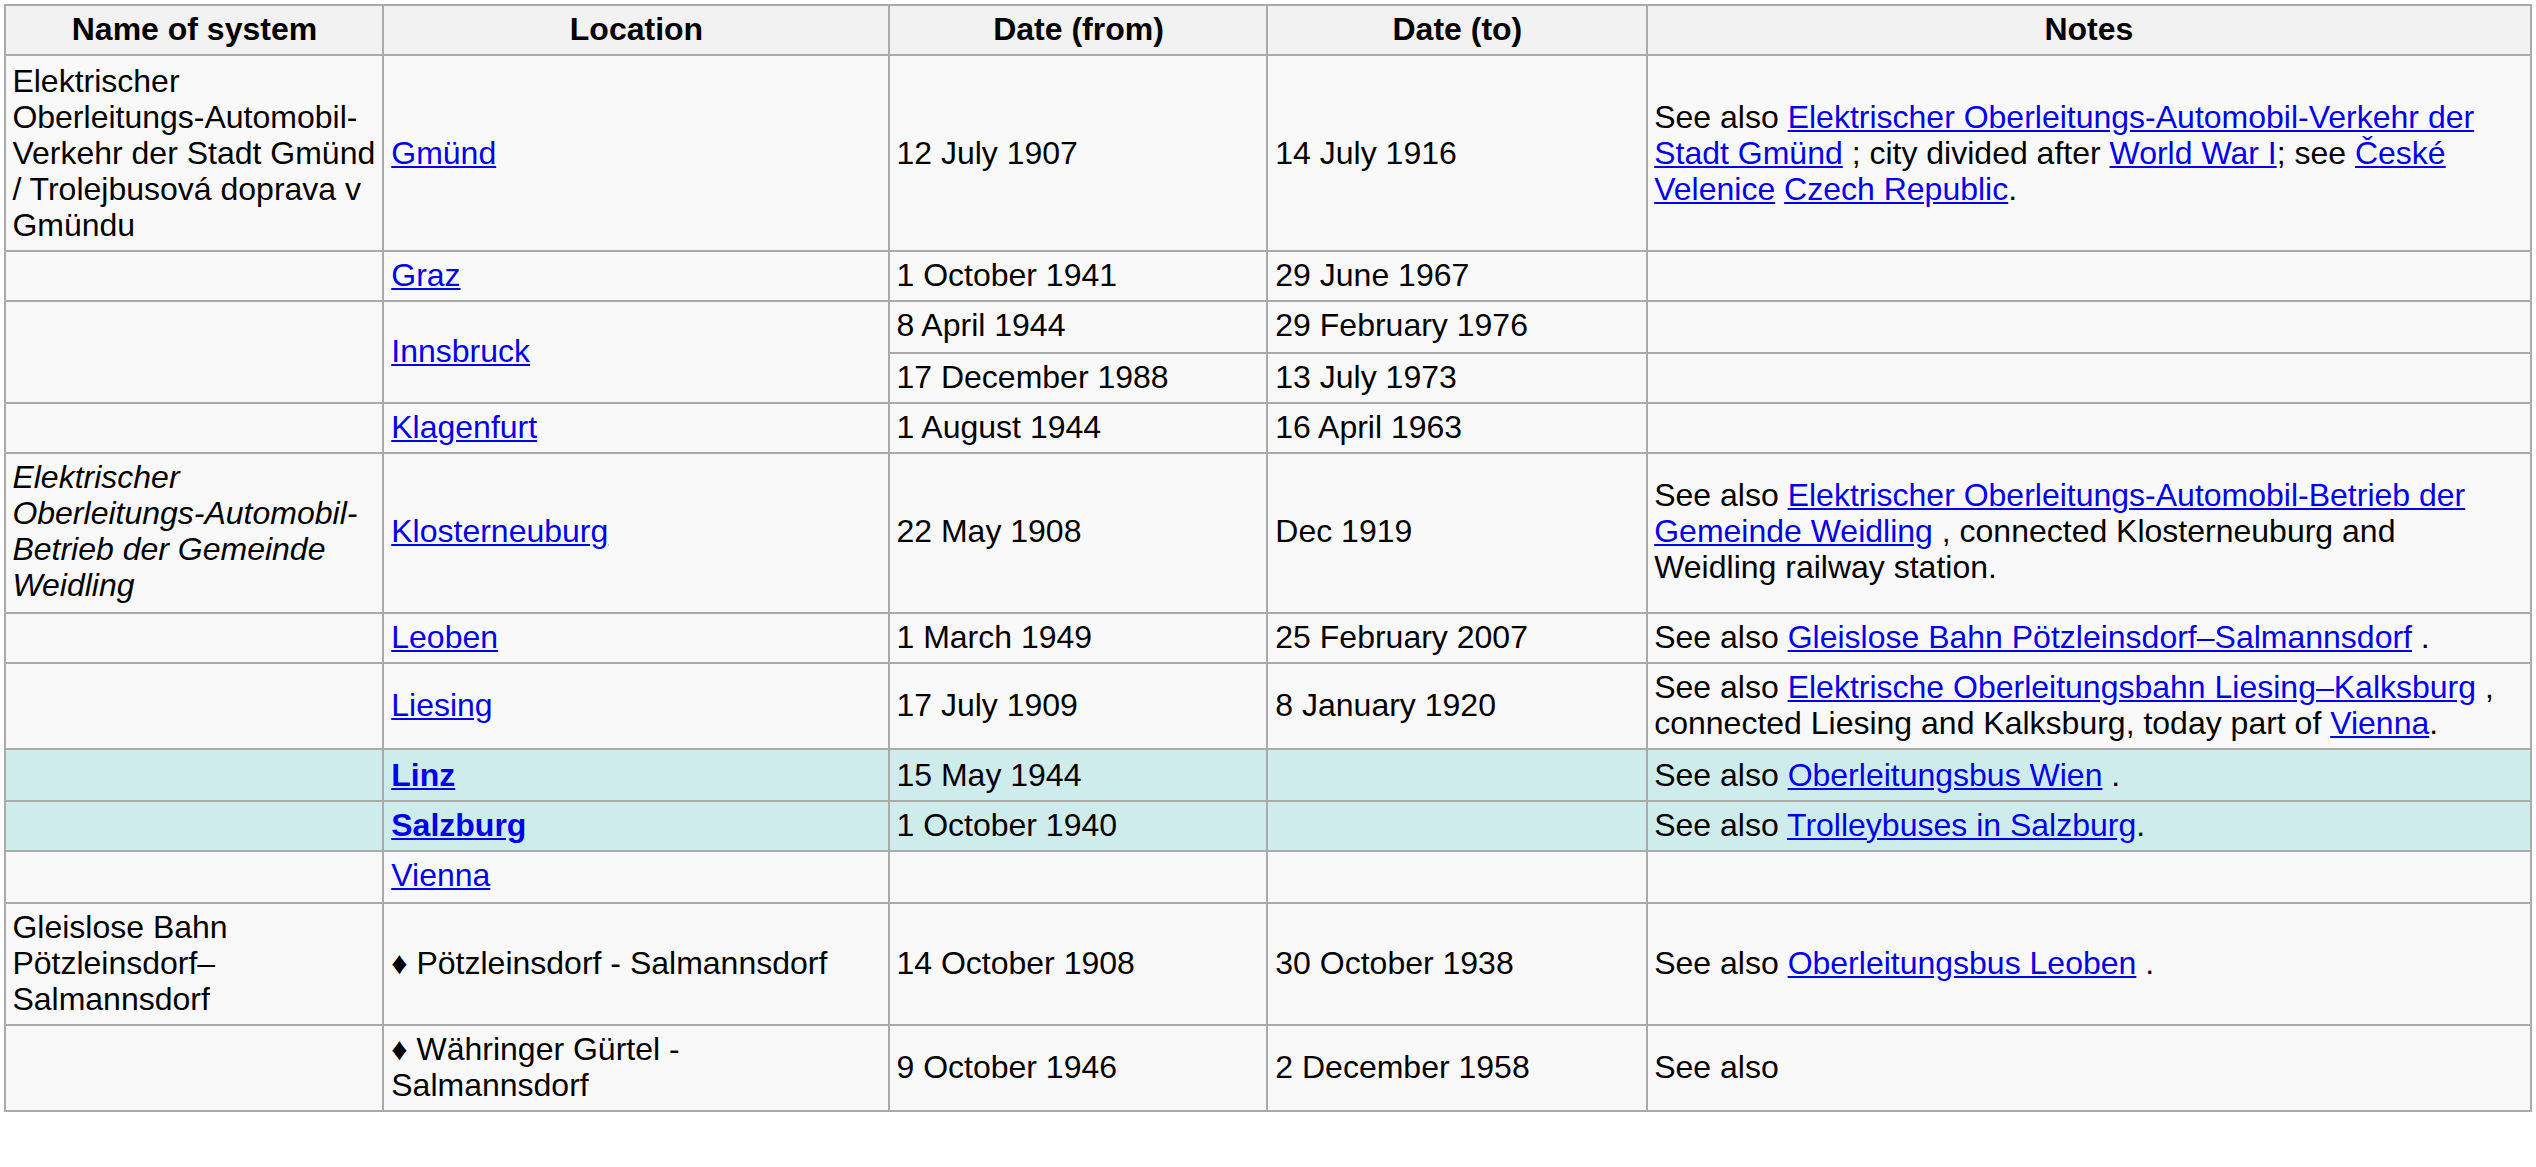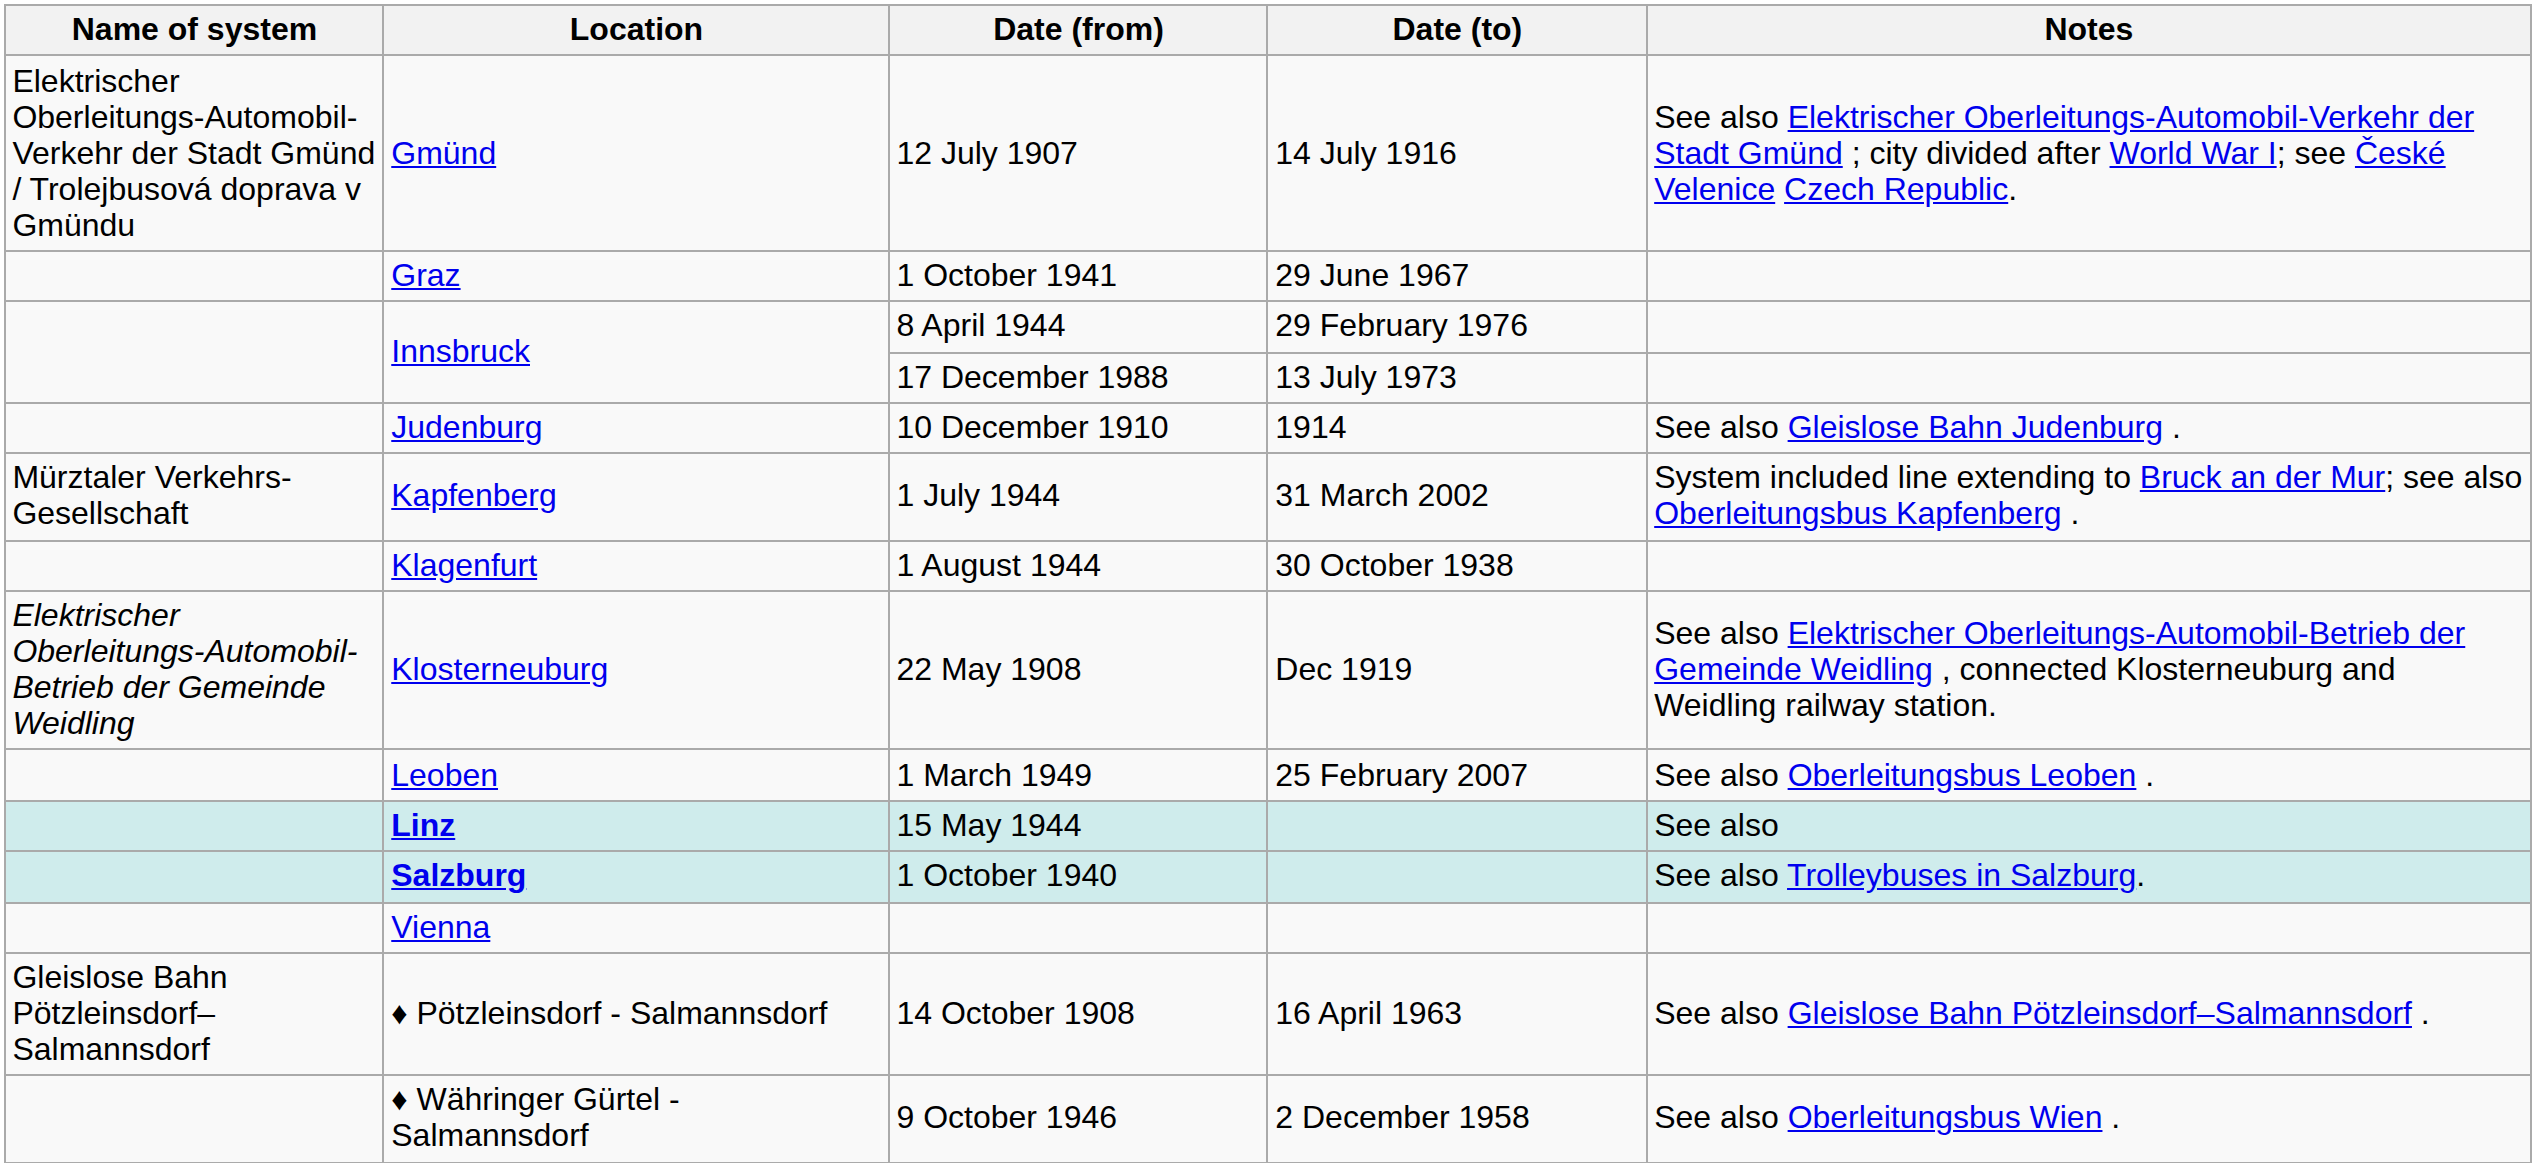+ row: (467, 427)
+ row: (474, 496)
(1369, 427) 16 April 1963 -> (1395, 565) 30 October 1938
(2042, 637) See also Gleislose Bahn Pötzleinsdorf–Salmannsdorf . -> (1904, 774) See also Oberleitungsbus Leoben .
- row: (442, 705)
(1887, 774) See also Oberleitungsbus Wien . -> (1716, 825) See also
(1395, 962) 30 October 1938 -> (1369, 1013) 16 April 1963
(1904, 962) See also Oberleitungsbus Leoben . -> (2042, 1013) See also Gleislose Bahn Pötzleinsdorf–Salmannsdorf .
(1716, 1067) See also -> (1887, 1118) See also Oberleitungsbus Wien .
